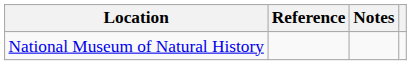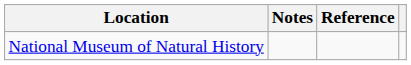columns swapped: (374, 18) <-> (309, 18)
